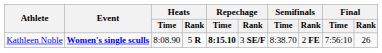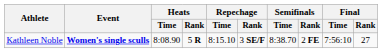(222, 40) bold -> (222, 40) normal
(366, 40) 26 -> (365, 40) 27
